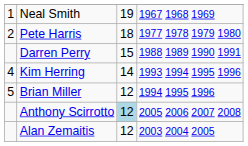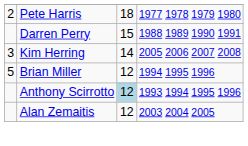- row: (50, 14)
(11, 72) 4 -> (11, 53) 3
(190, 73) 1993 1994 1995 1996 -> (190, 53) 2005 2006 2007 2008
(190, 112) 2005 2006 2007 2008 -> (190, 92) 1993 1994 1995 1996
